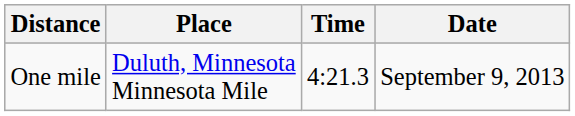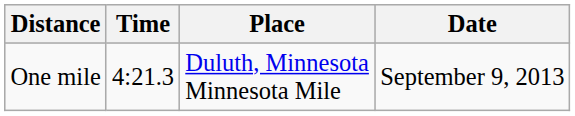columns swapped: (338, 23) <-> (204, 23)
